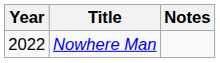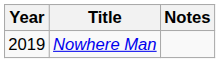(27, 44) 2022 -> (27, 44) 2019
